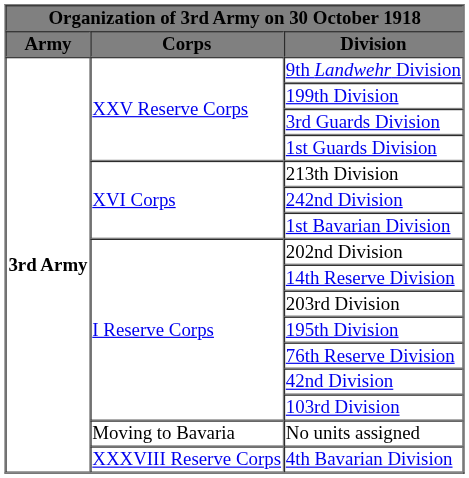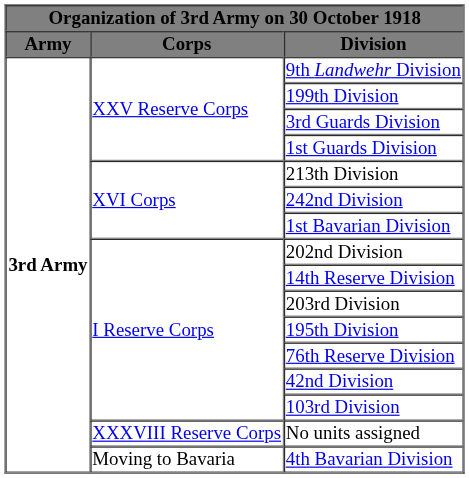(164, 433) Moving to Bavaria -> (187, 433) XXXVIII Reserve Corps
(187, 459) XXXVIII Reserve Corps -> (164, 459) Moving to Bavaria
